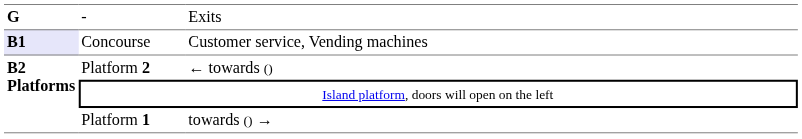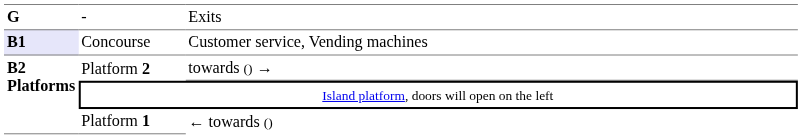(231, 67) ← towards () -> (231, 67) towards () →
(231, 120) towards () → -> (231, 121) ← towards ()
